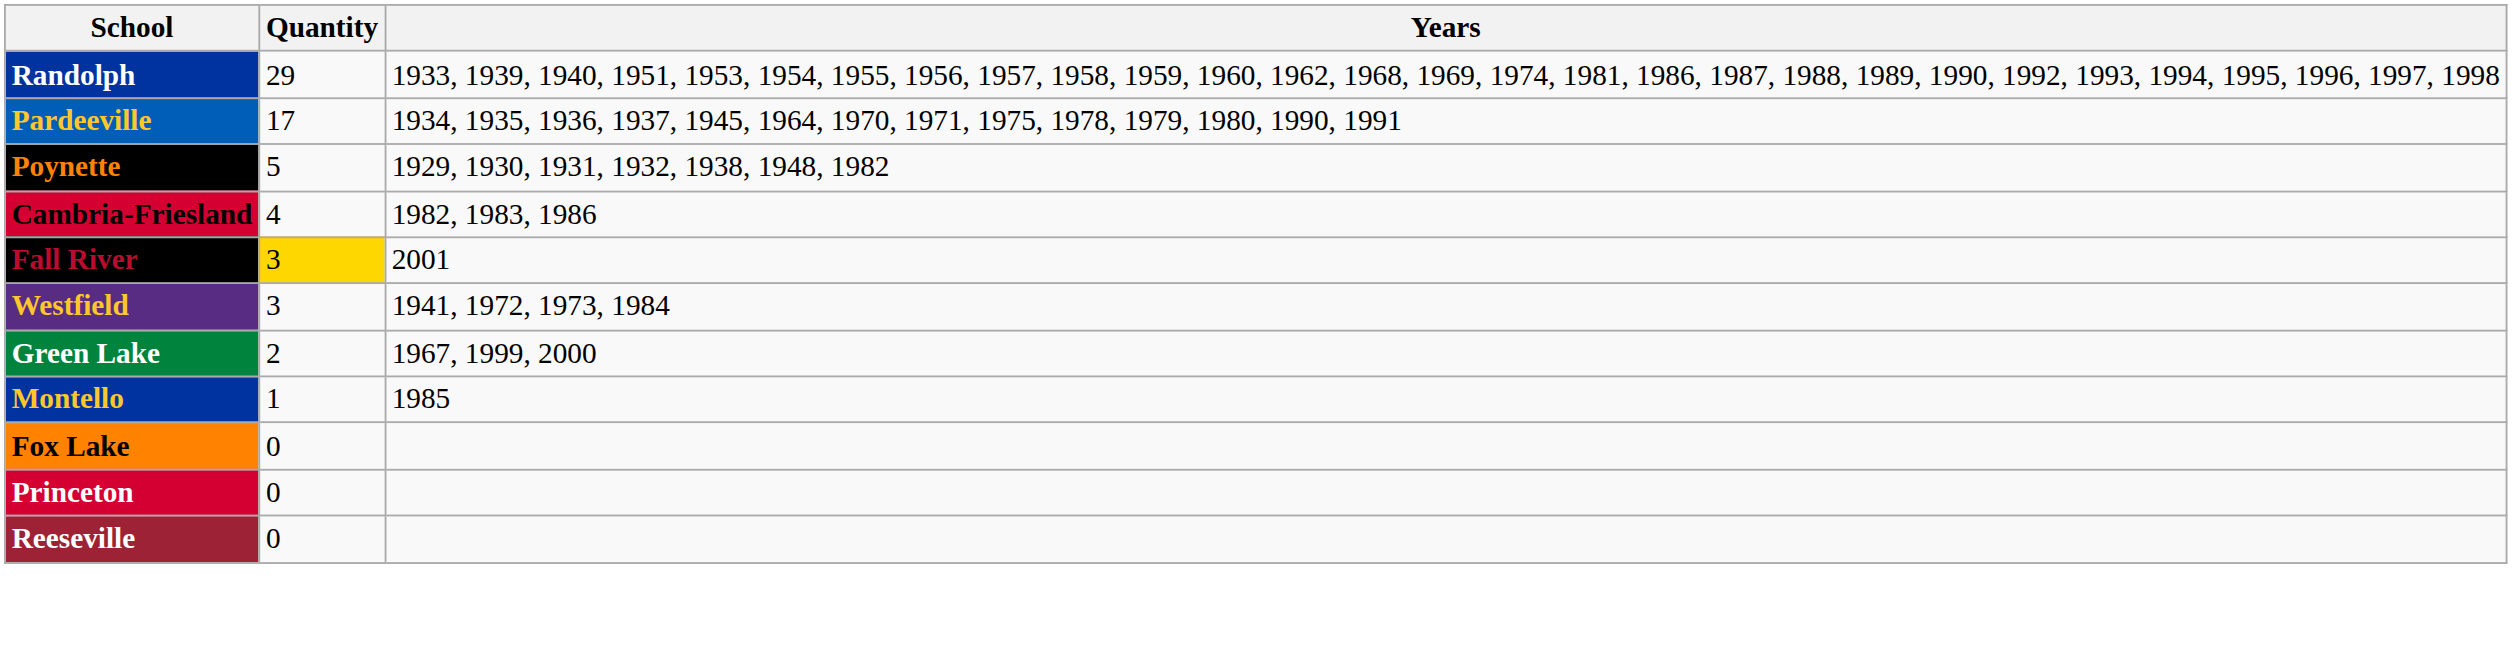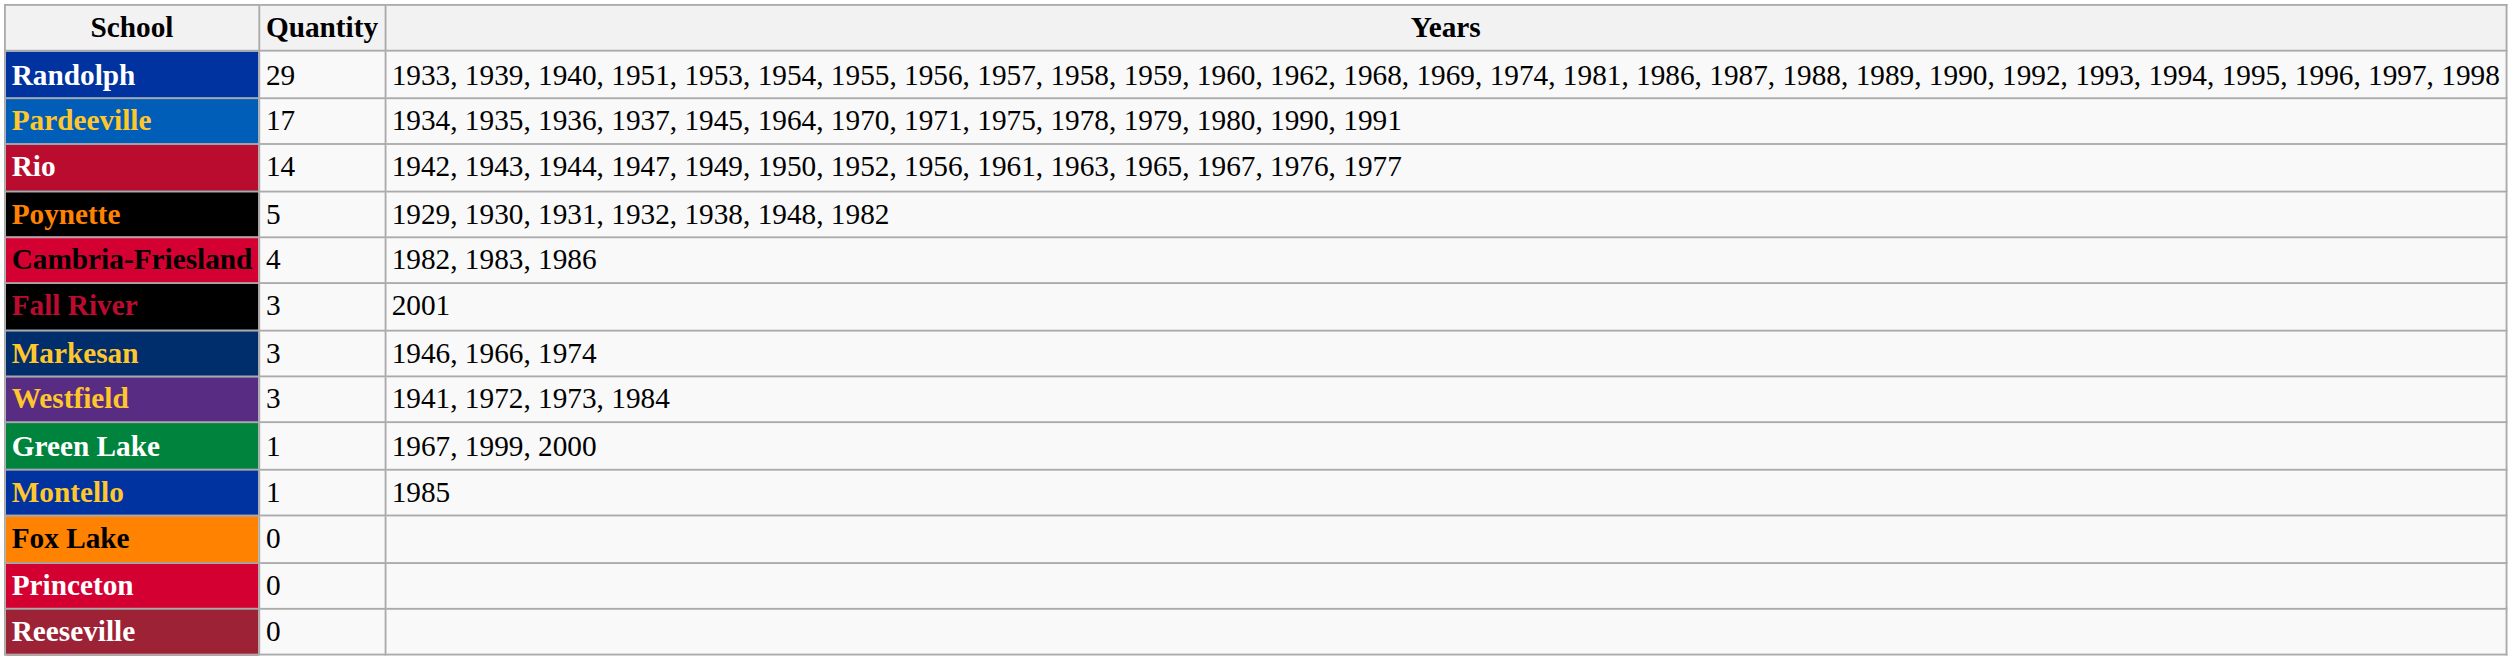+ row: (34, 167)
(273, 259) gold background -> (273, 306) no background
+ row: (75, 352)
(273, 352) 2 -> (273, 445) 1
